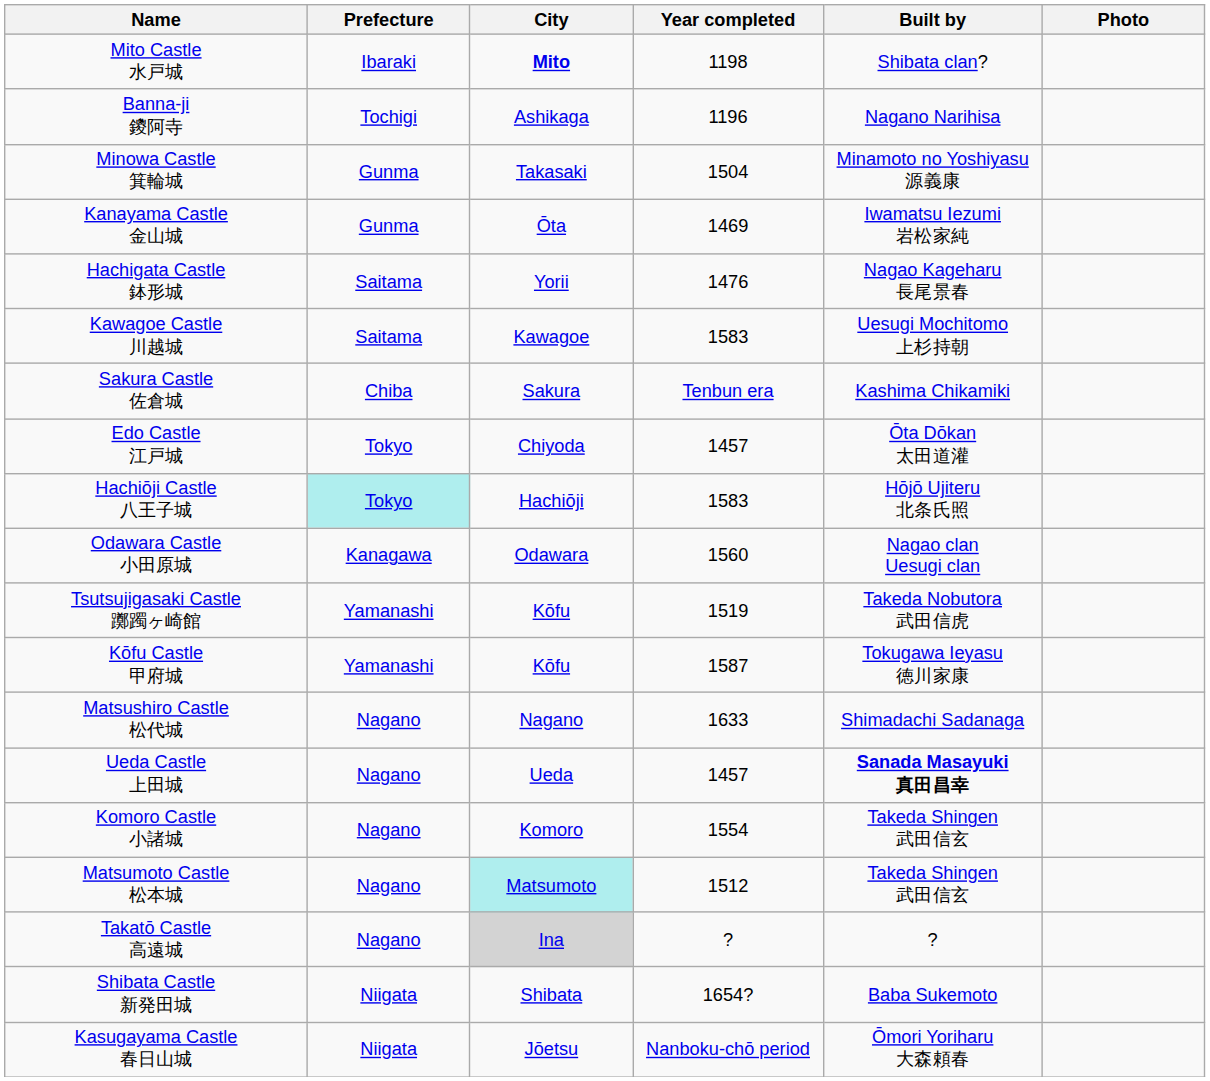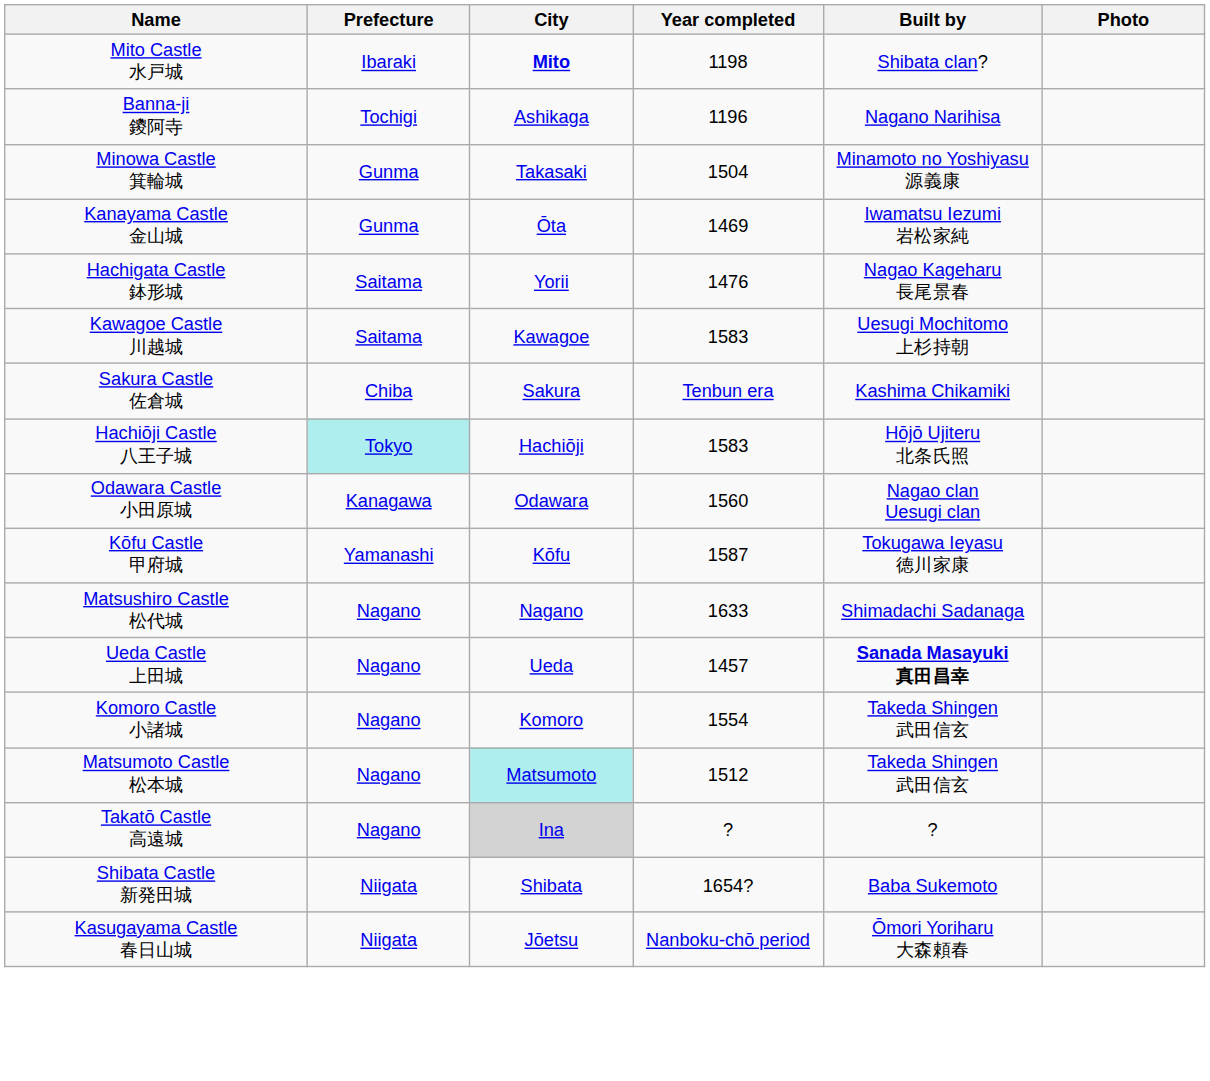- row: (156, 444)
- row: (156, 609)
